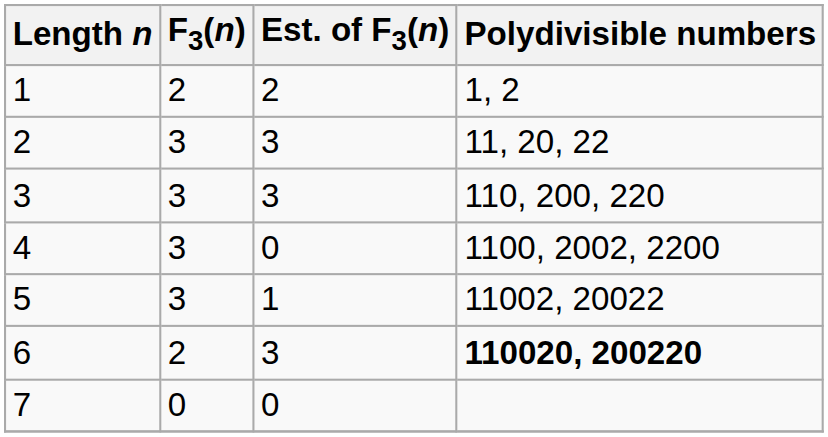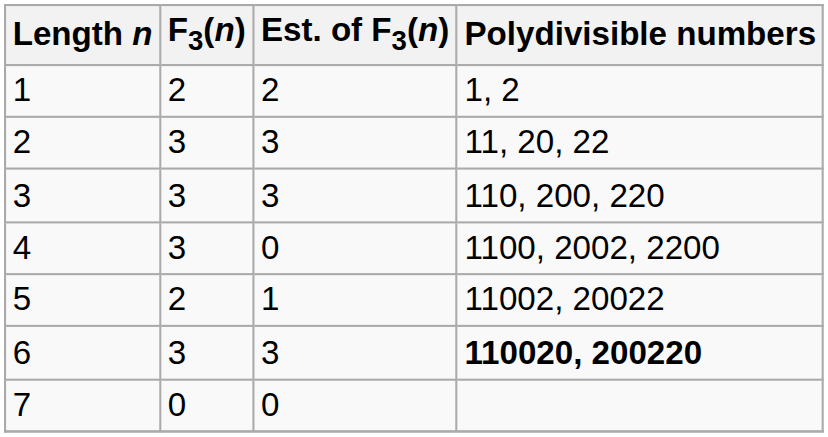(177, 299) 3 -> (177, 299) 2
(177, 352) 2 -> (177, 352) 3
